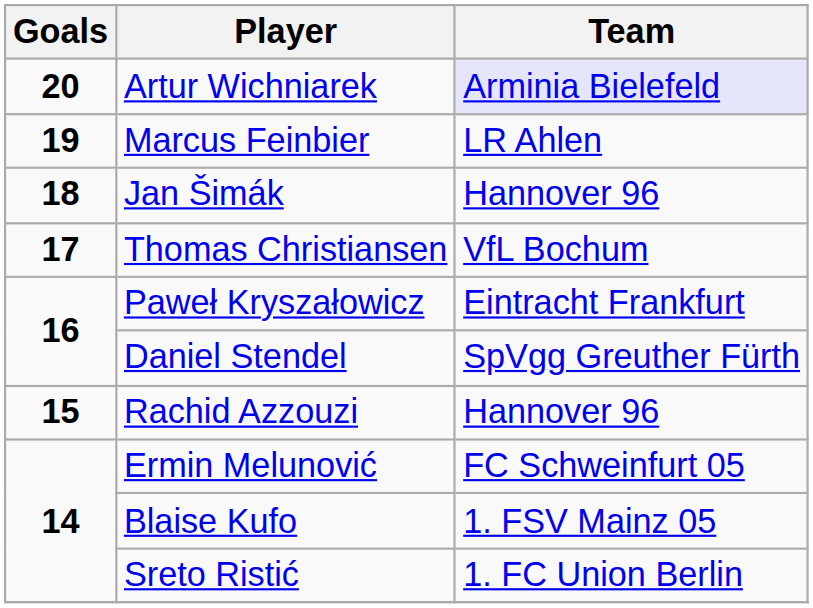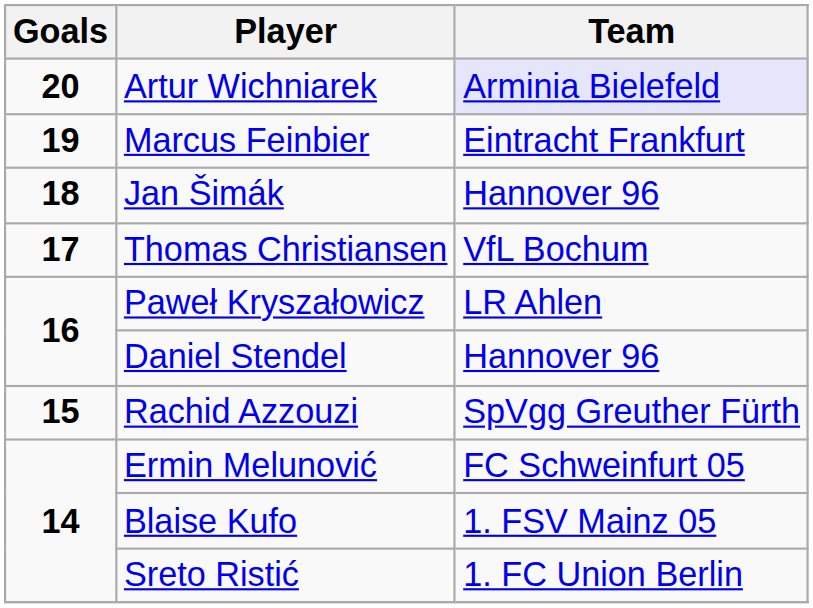(533, 140) LR Ahlen -> (604, 140) Eintracht Frankfurt
(604, 303) Eintracht Frankfurt -> (533, 303) LR Ahlen
(632, 357) SpVgg Greuther Fürth -> (561, 357) Hannover 96
(561, 411) Hannover 96 -> (632, 411) SpVgg Greuther Fürth
